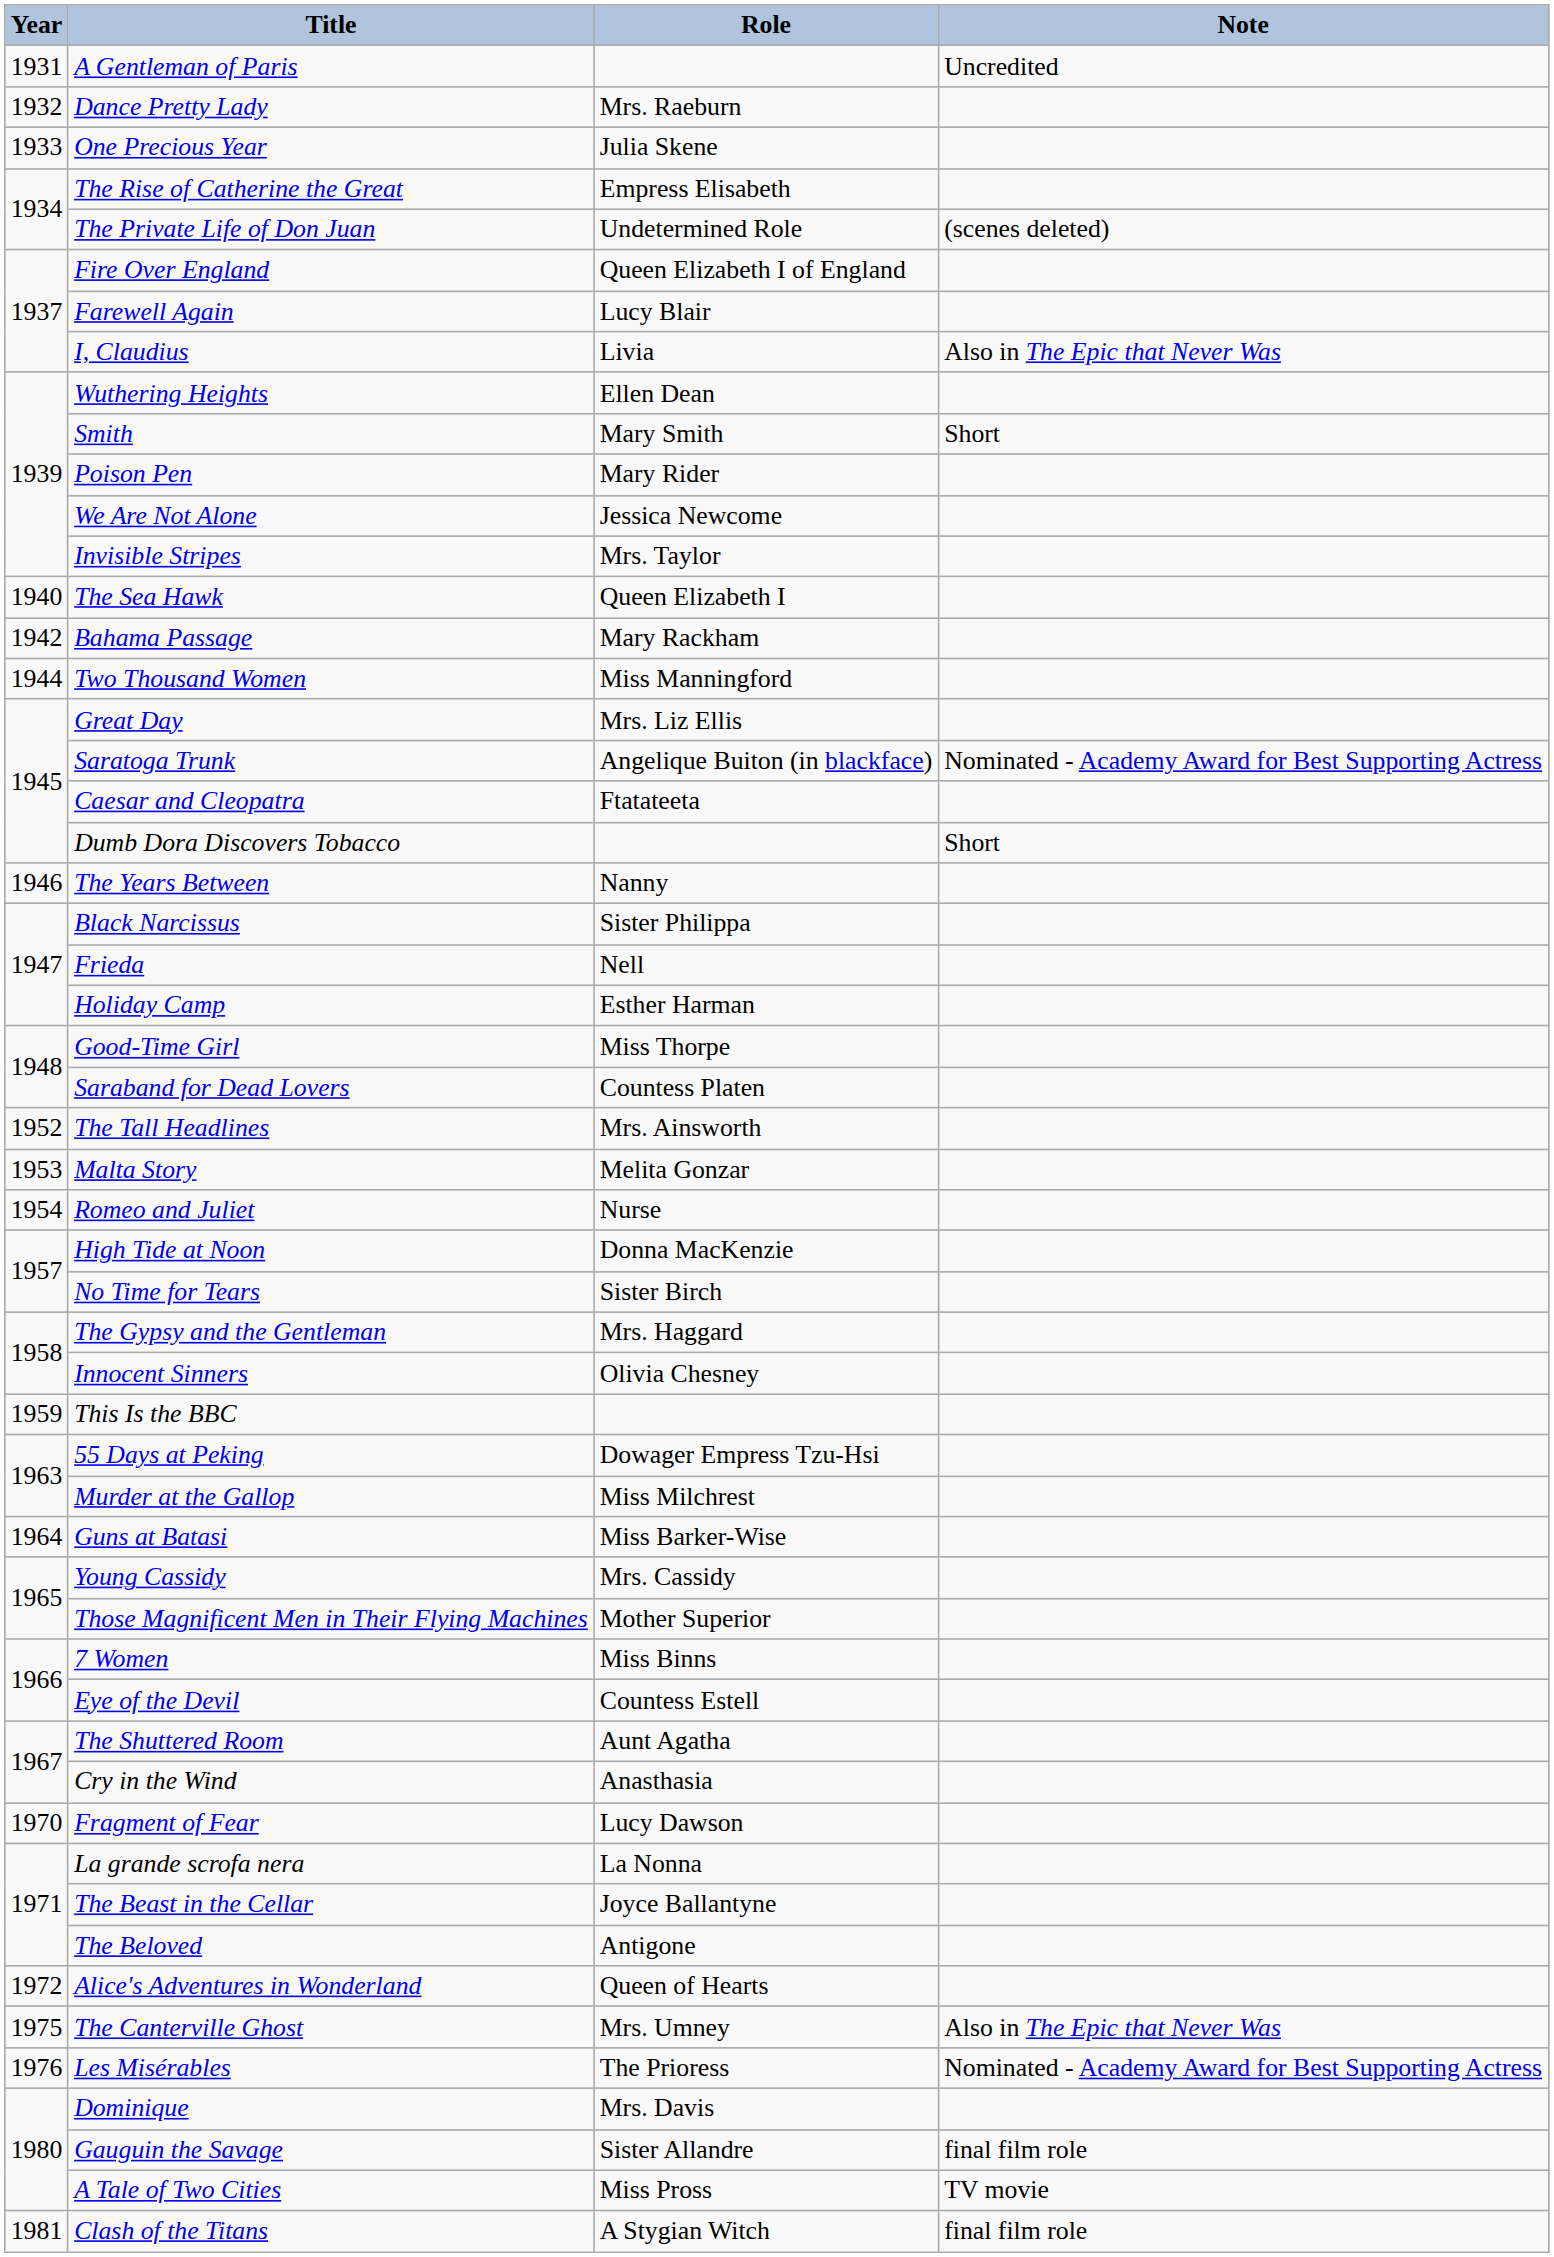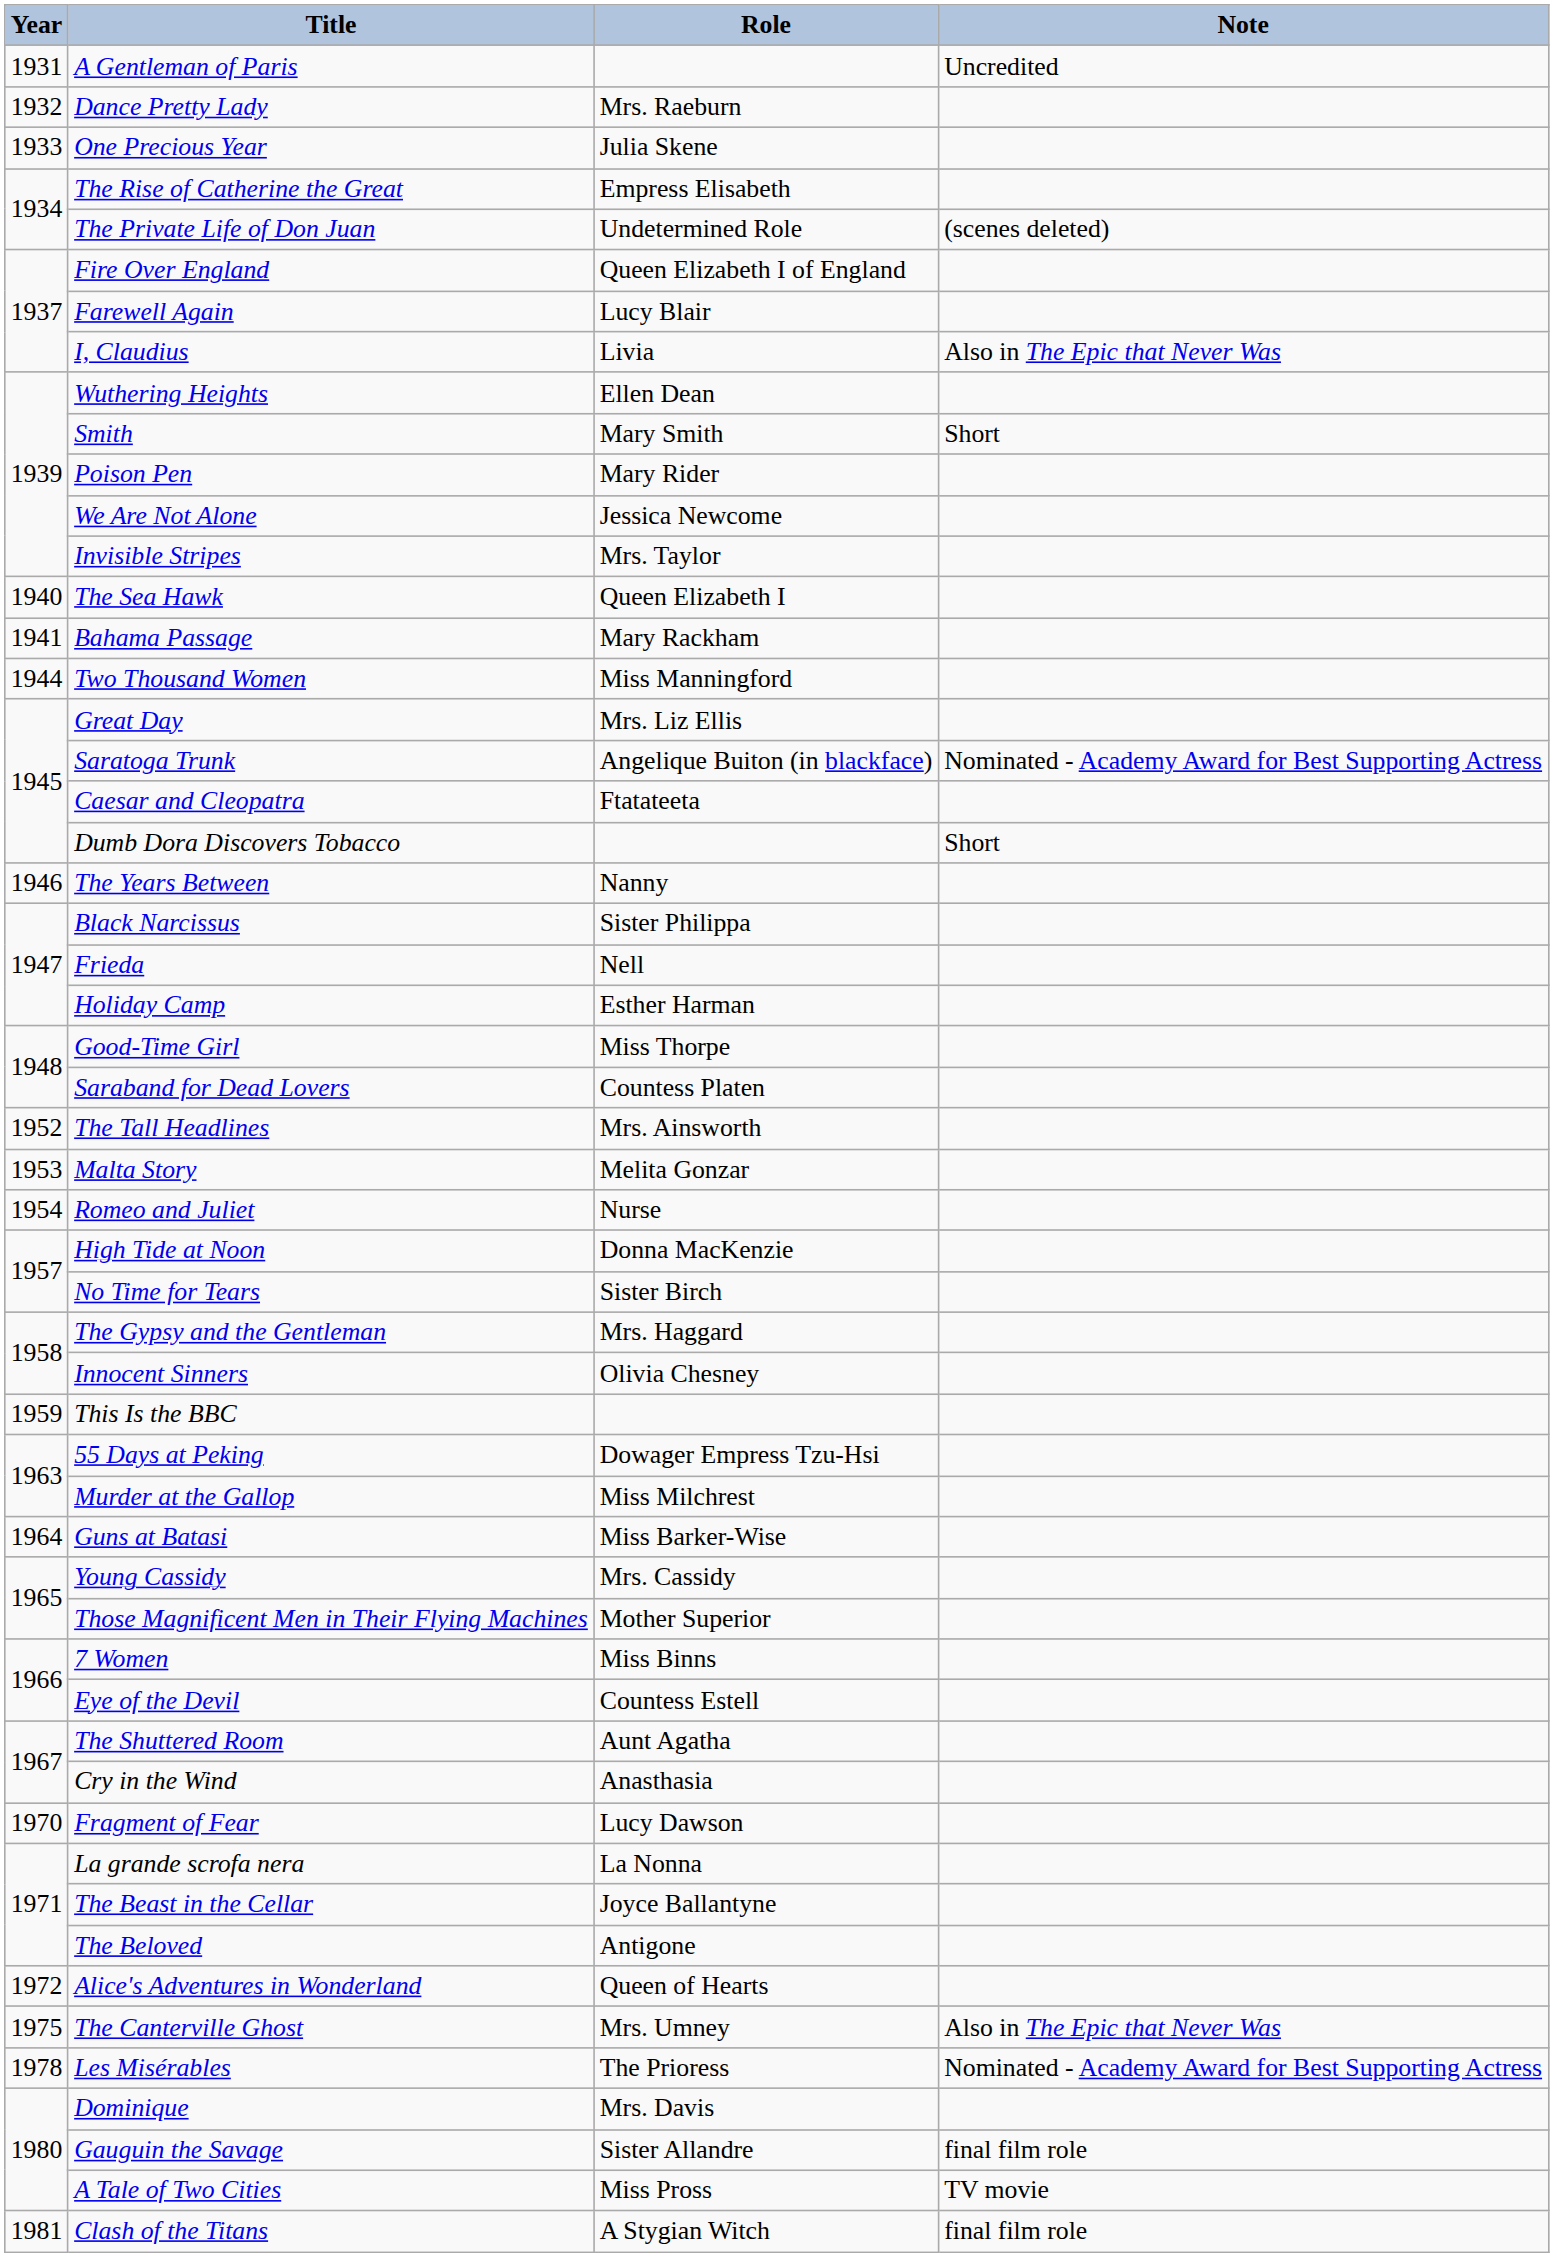(37, 637) 1942 -> (37, 637) 1941
(37, 2067) 1976 -> (37, 2067) 1978
